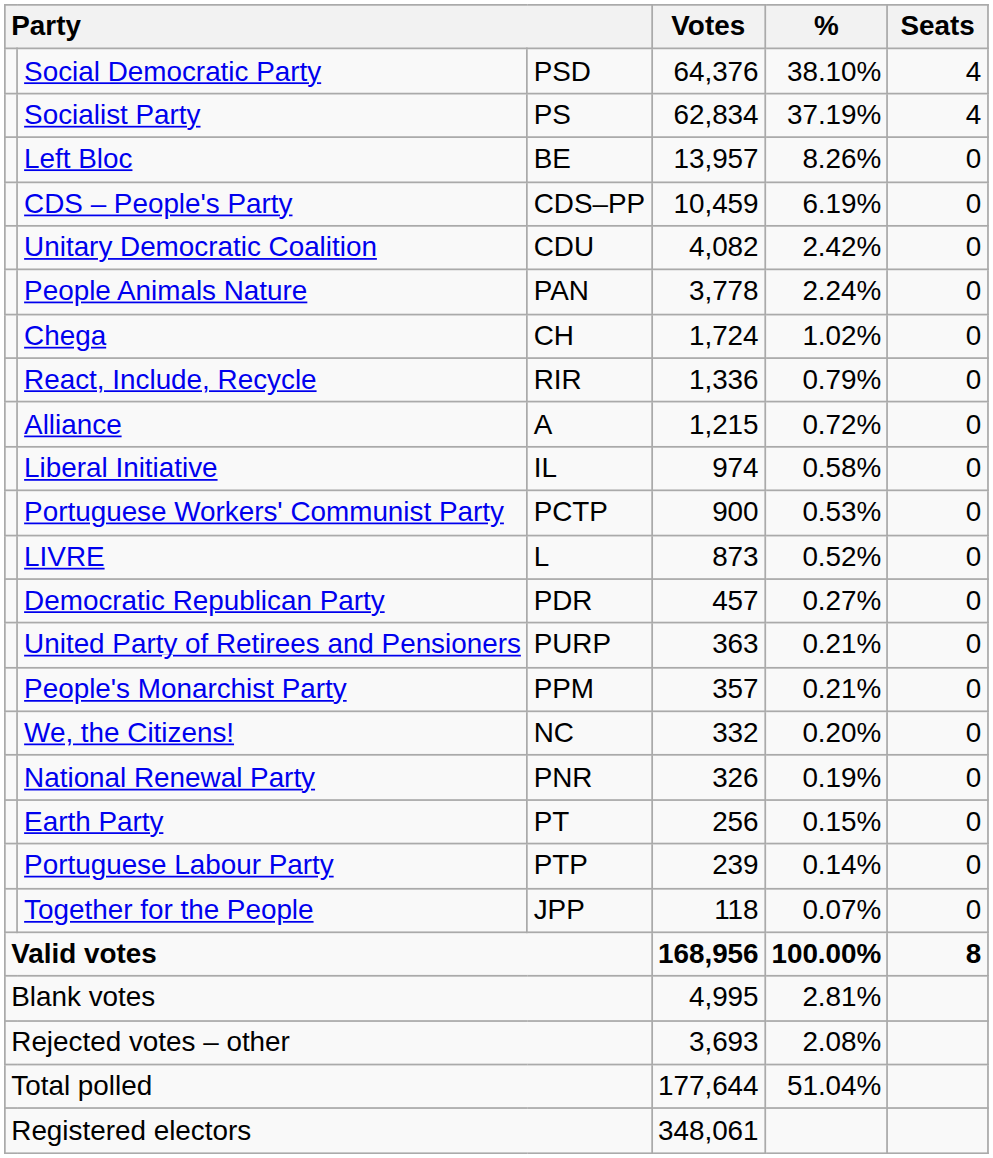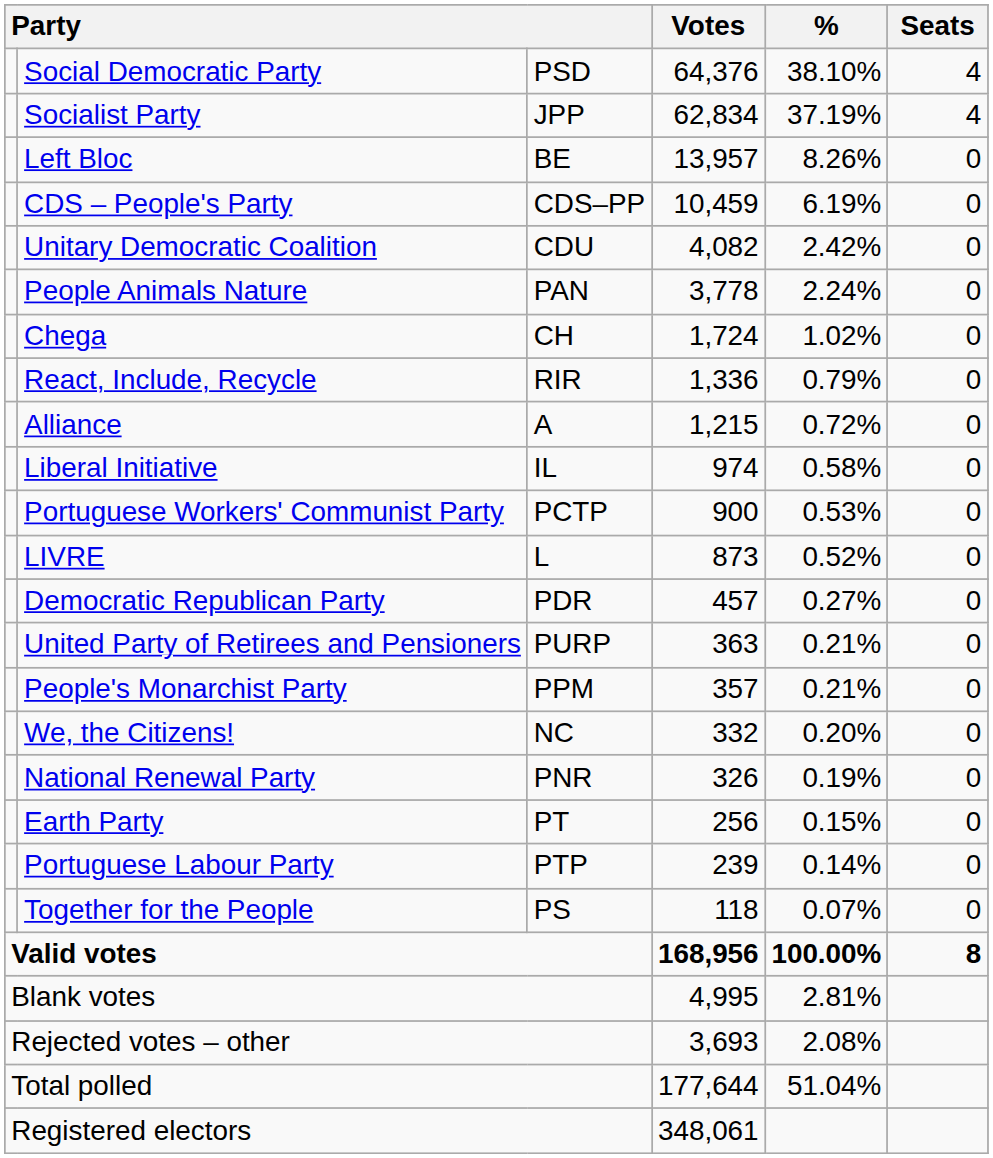(552, 114) PS -> (559, 114) JPP
(559, 909) JPP -> (552, 909) PS
